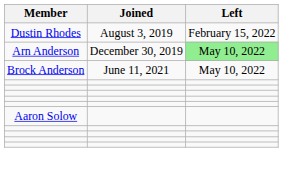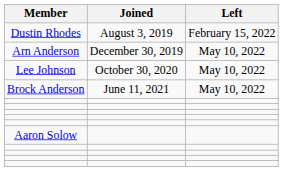(232, 51) lightgreen background -> (232, 51) no background
+ row: (46, 70)
